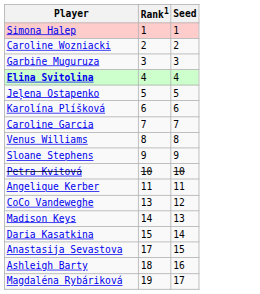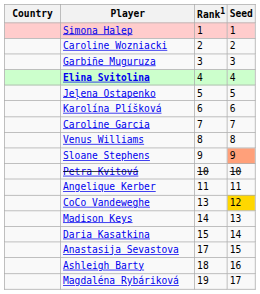+ column: (33, 13)
(176, 156) no background -> (233, 156) lightsalmon background
(179, 203) no background -> (235, 203) gold background
